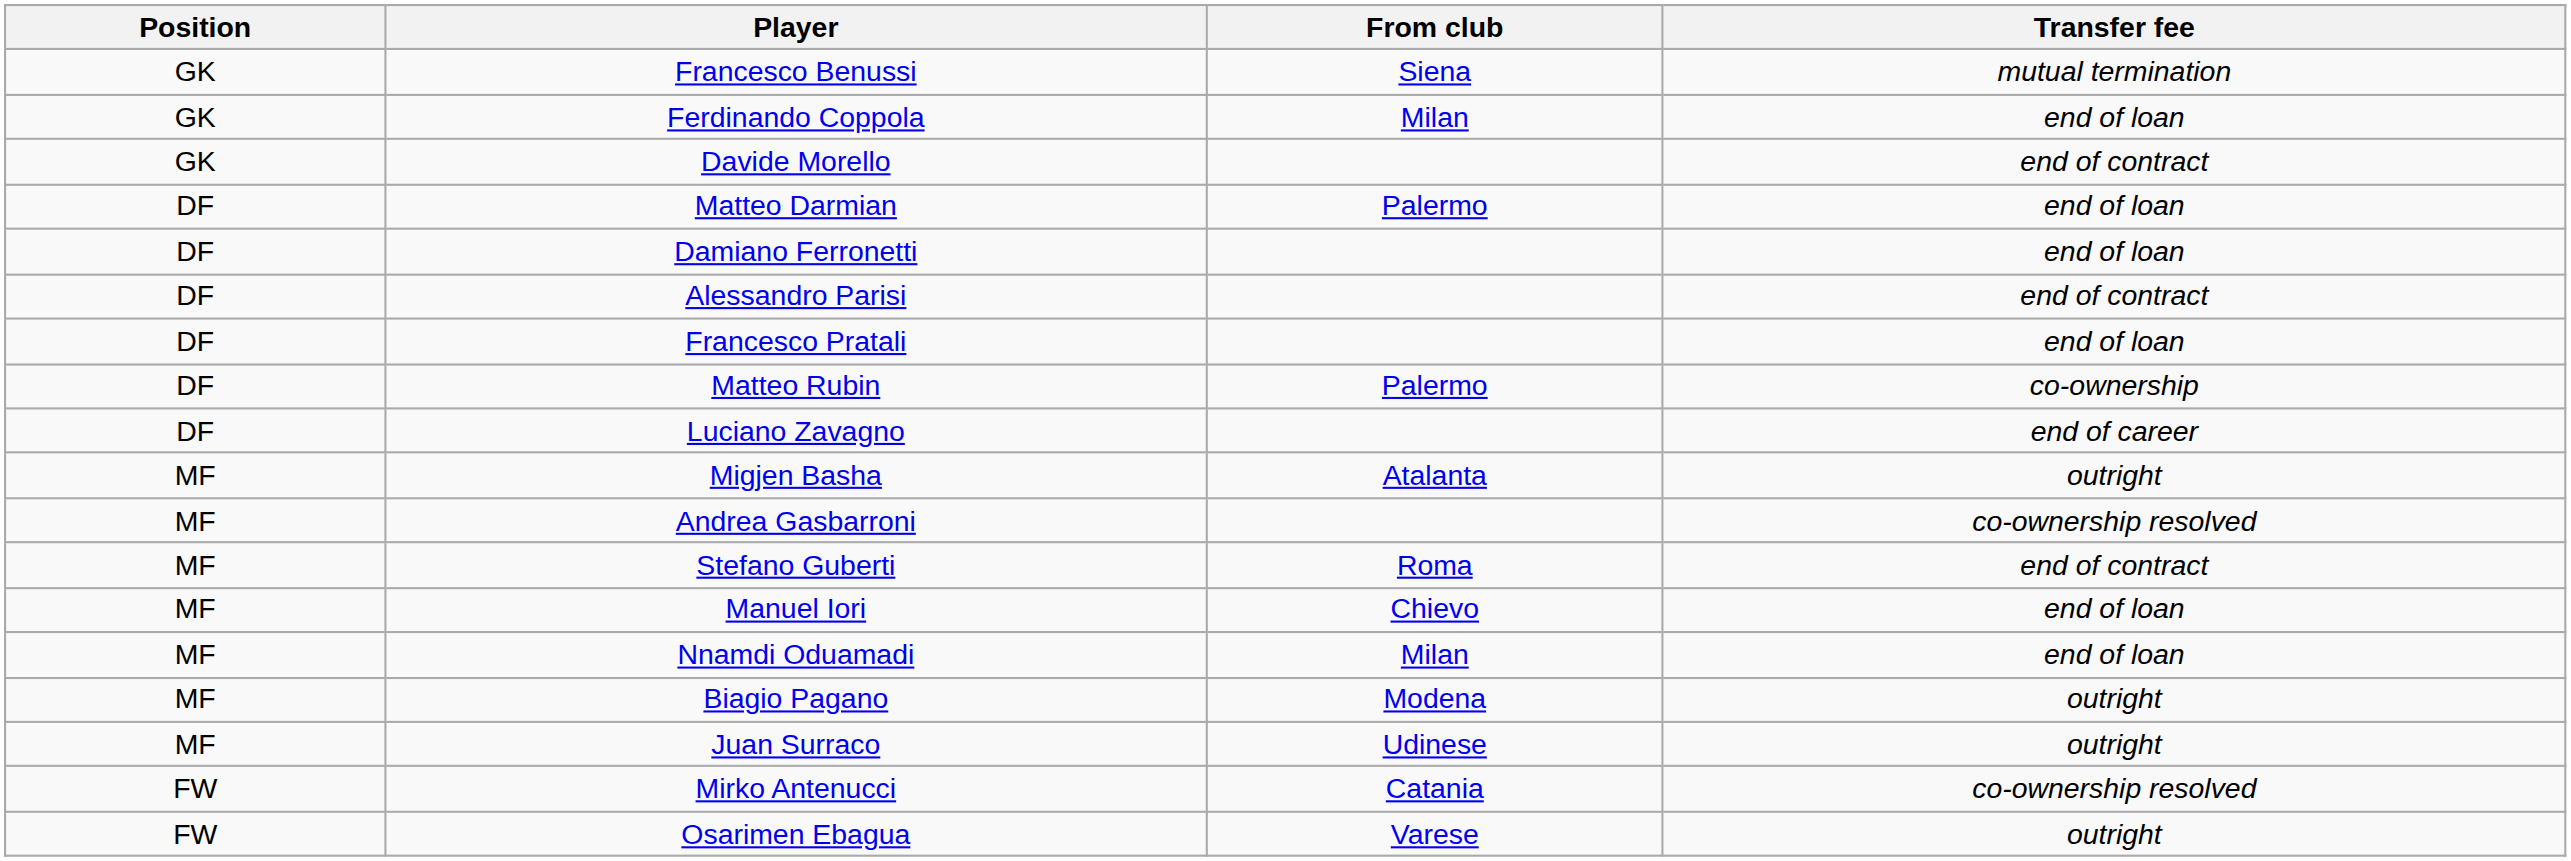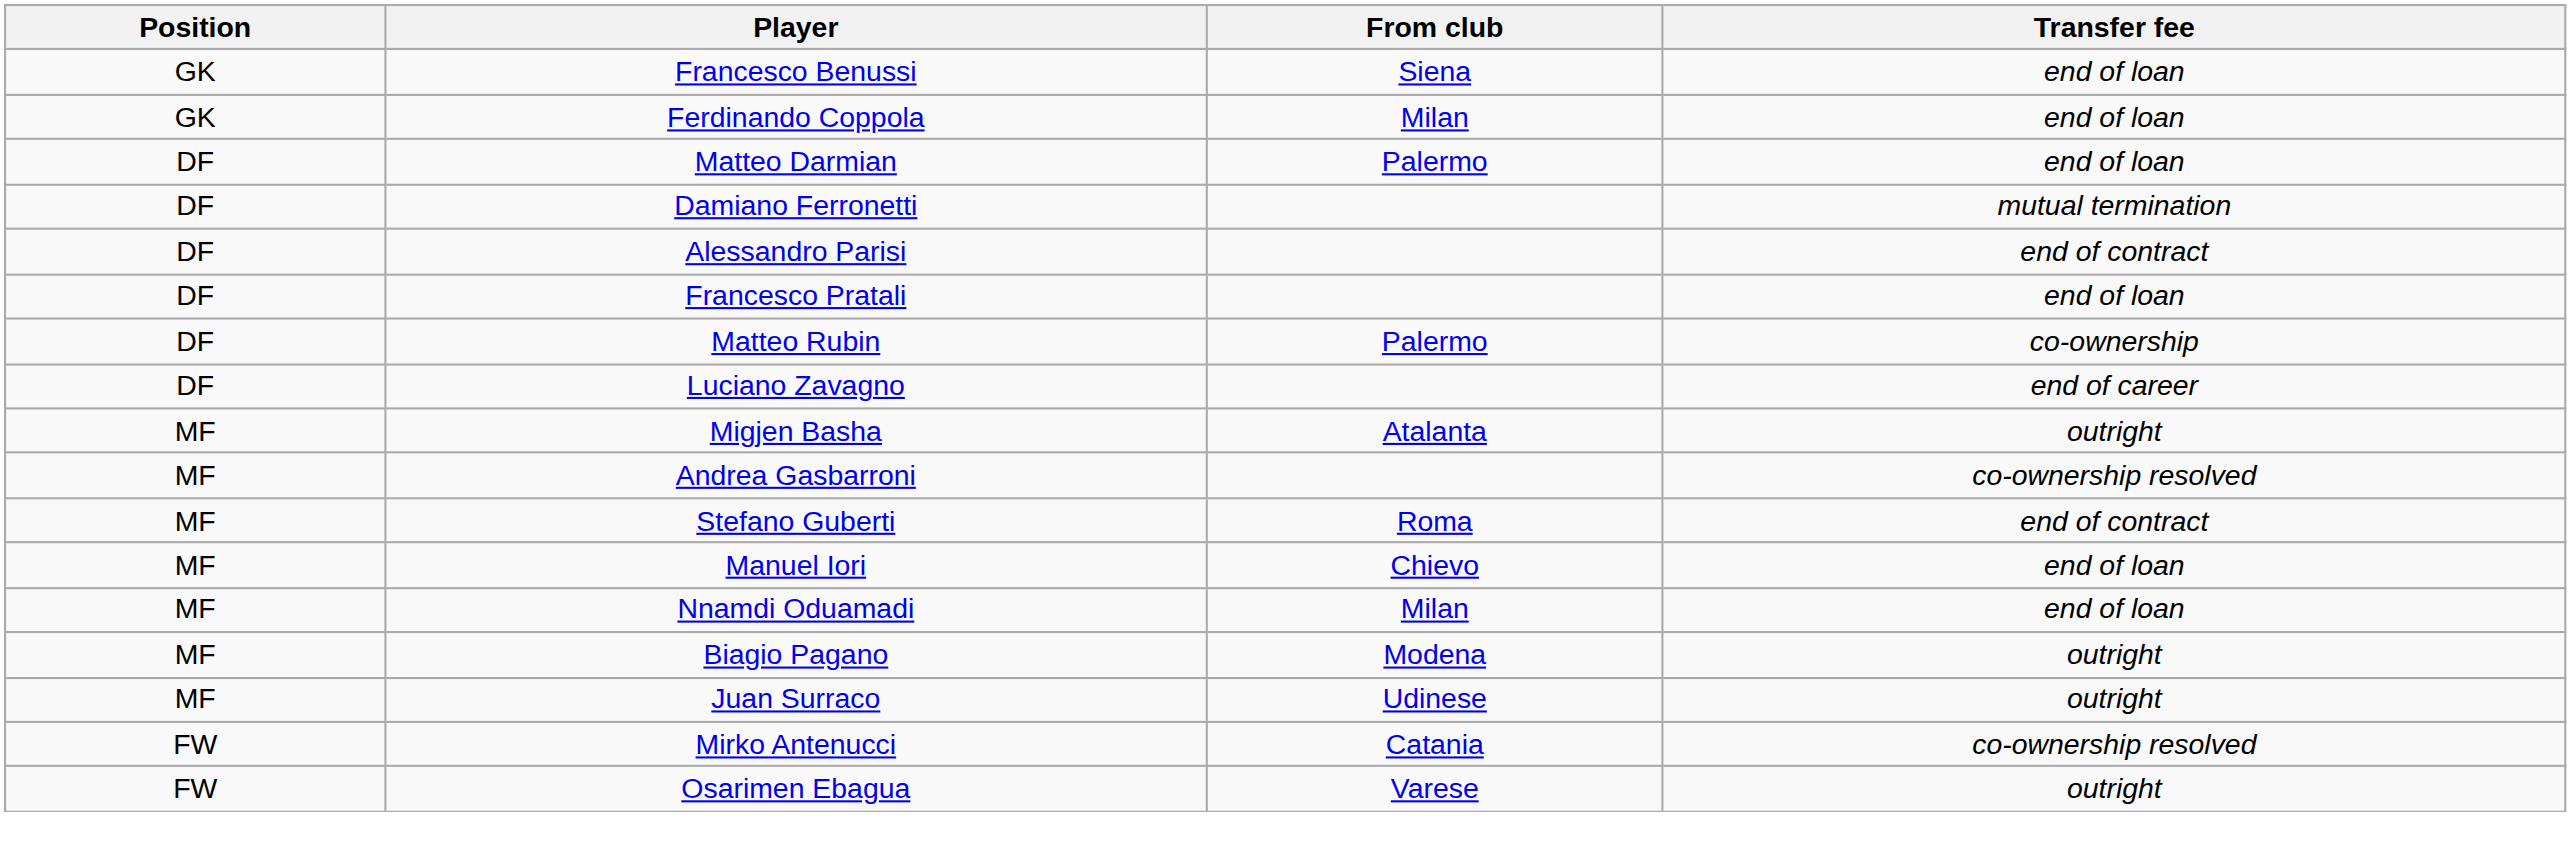(2114, 72) mutual termination -> (2114, 72) end of loan
- row: (796, 161)
(2114, 251) end of loan -> (2114, 206) mutual termination
